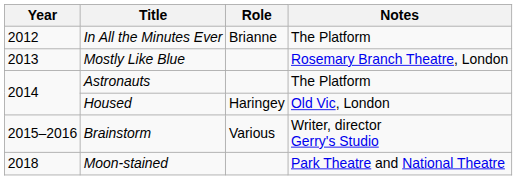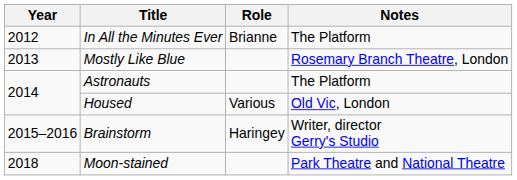(257, 103) Haringey -> (252, 103) Various
(252, 133) Various -> (257, 133) Haringey
